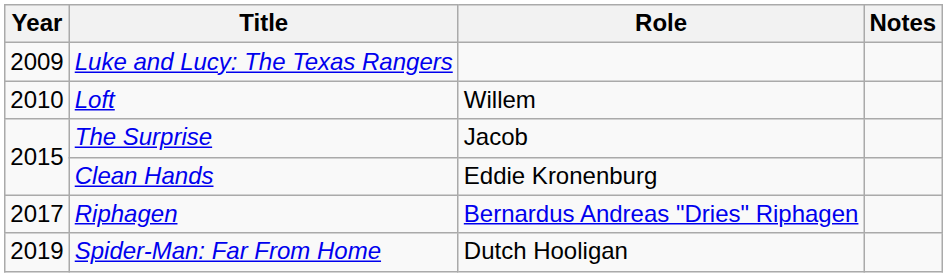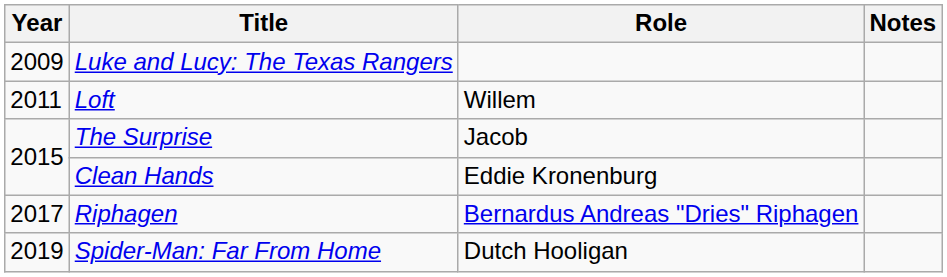(37, 99) 2010 -> (36, 99) 2011
